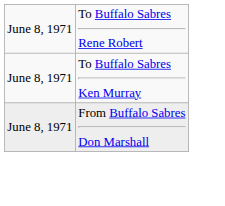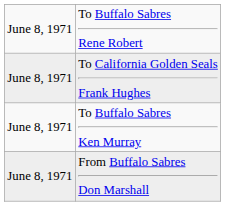+ row: (148, 78)
